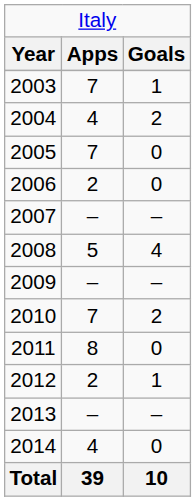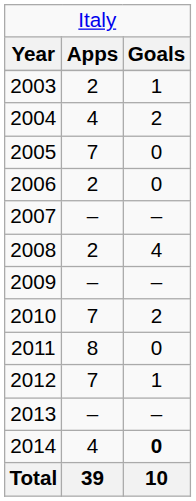(92, 86) 7 -> (92, 86) 2
(92, 250) 5 -> (92, 250) 2
(92, 380) 2 -> (92, 380) 7
(156, 446) normal -> (156, 446) bold
